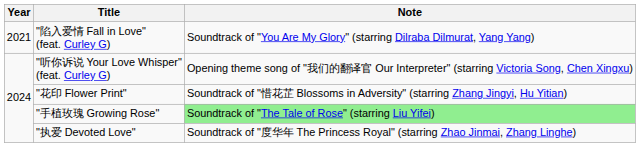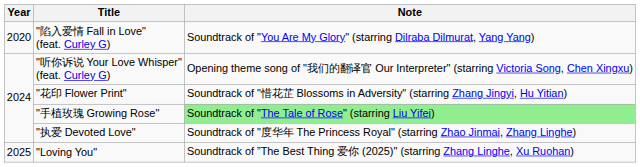(19, 37) 2021 -> (19, 37) 2020
+ row: (67, 152)
